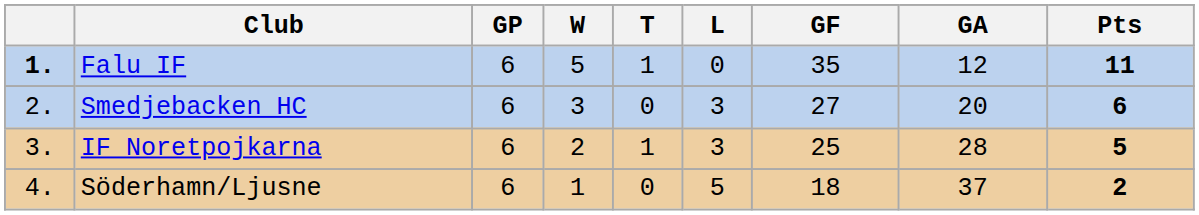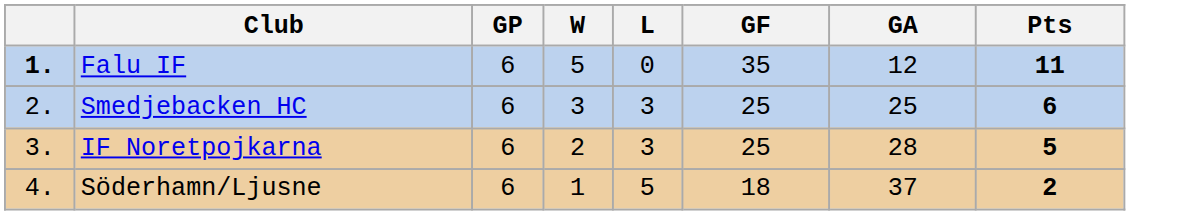- column: (647, 25)
(826, 107) 27 -> (756, 107) 25
(973, 107) 20 -> (903, 107) 25
